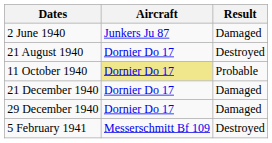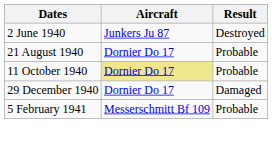(238, 33) Damaged -> (240, 33) Destroyed
(240, 52) Destroyed -> (237, 52) Probable
- row: (53, 90)
(240, 128) Destroyed -> (237, 109) Probable
